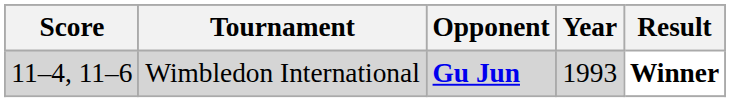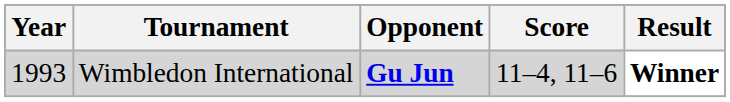columns swapped: (590, 27) <-> (72, 27)
